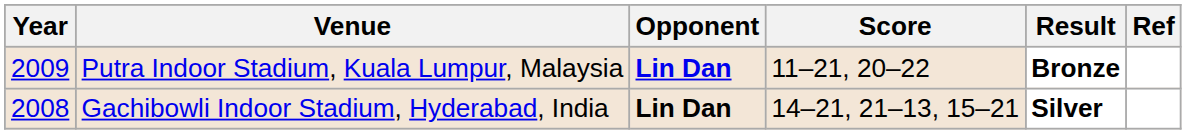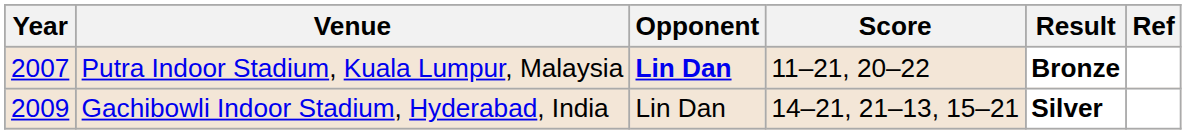(40, 67) 2009 -> (40, 67) 2007
(40, 109) 2008 -> (40, 109) 2009
(684, 109) bold -> (681, 109) normal
